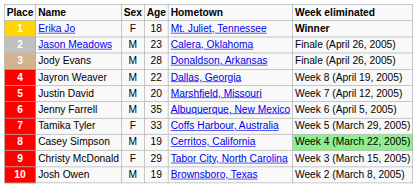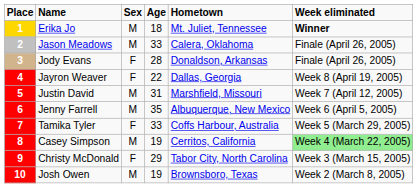(133, 28) F -> (133, 28) M
(156, 45) 23 -> (156, 45) 33
(133, 61) M -> (133, 61) F
(133, 77) M -> (133, 77) F
(156, 93) 20 -> (156, 93) 31
